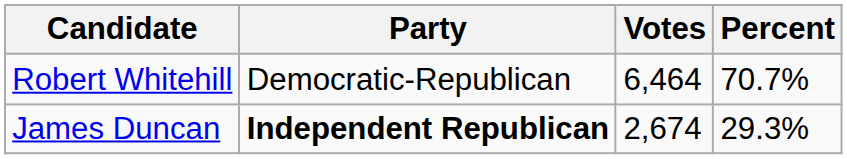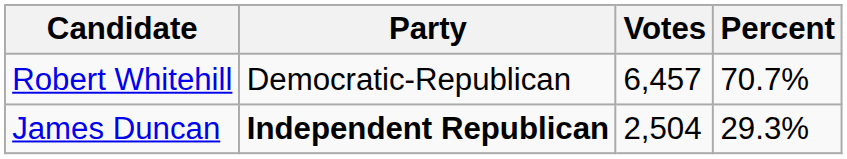(663, 78) 6,464 -> (663, 78) 6,457
(663, 128) 2,674 -> (663, 128) 2,504
